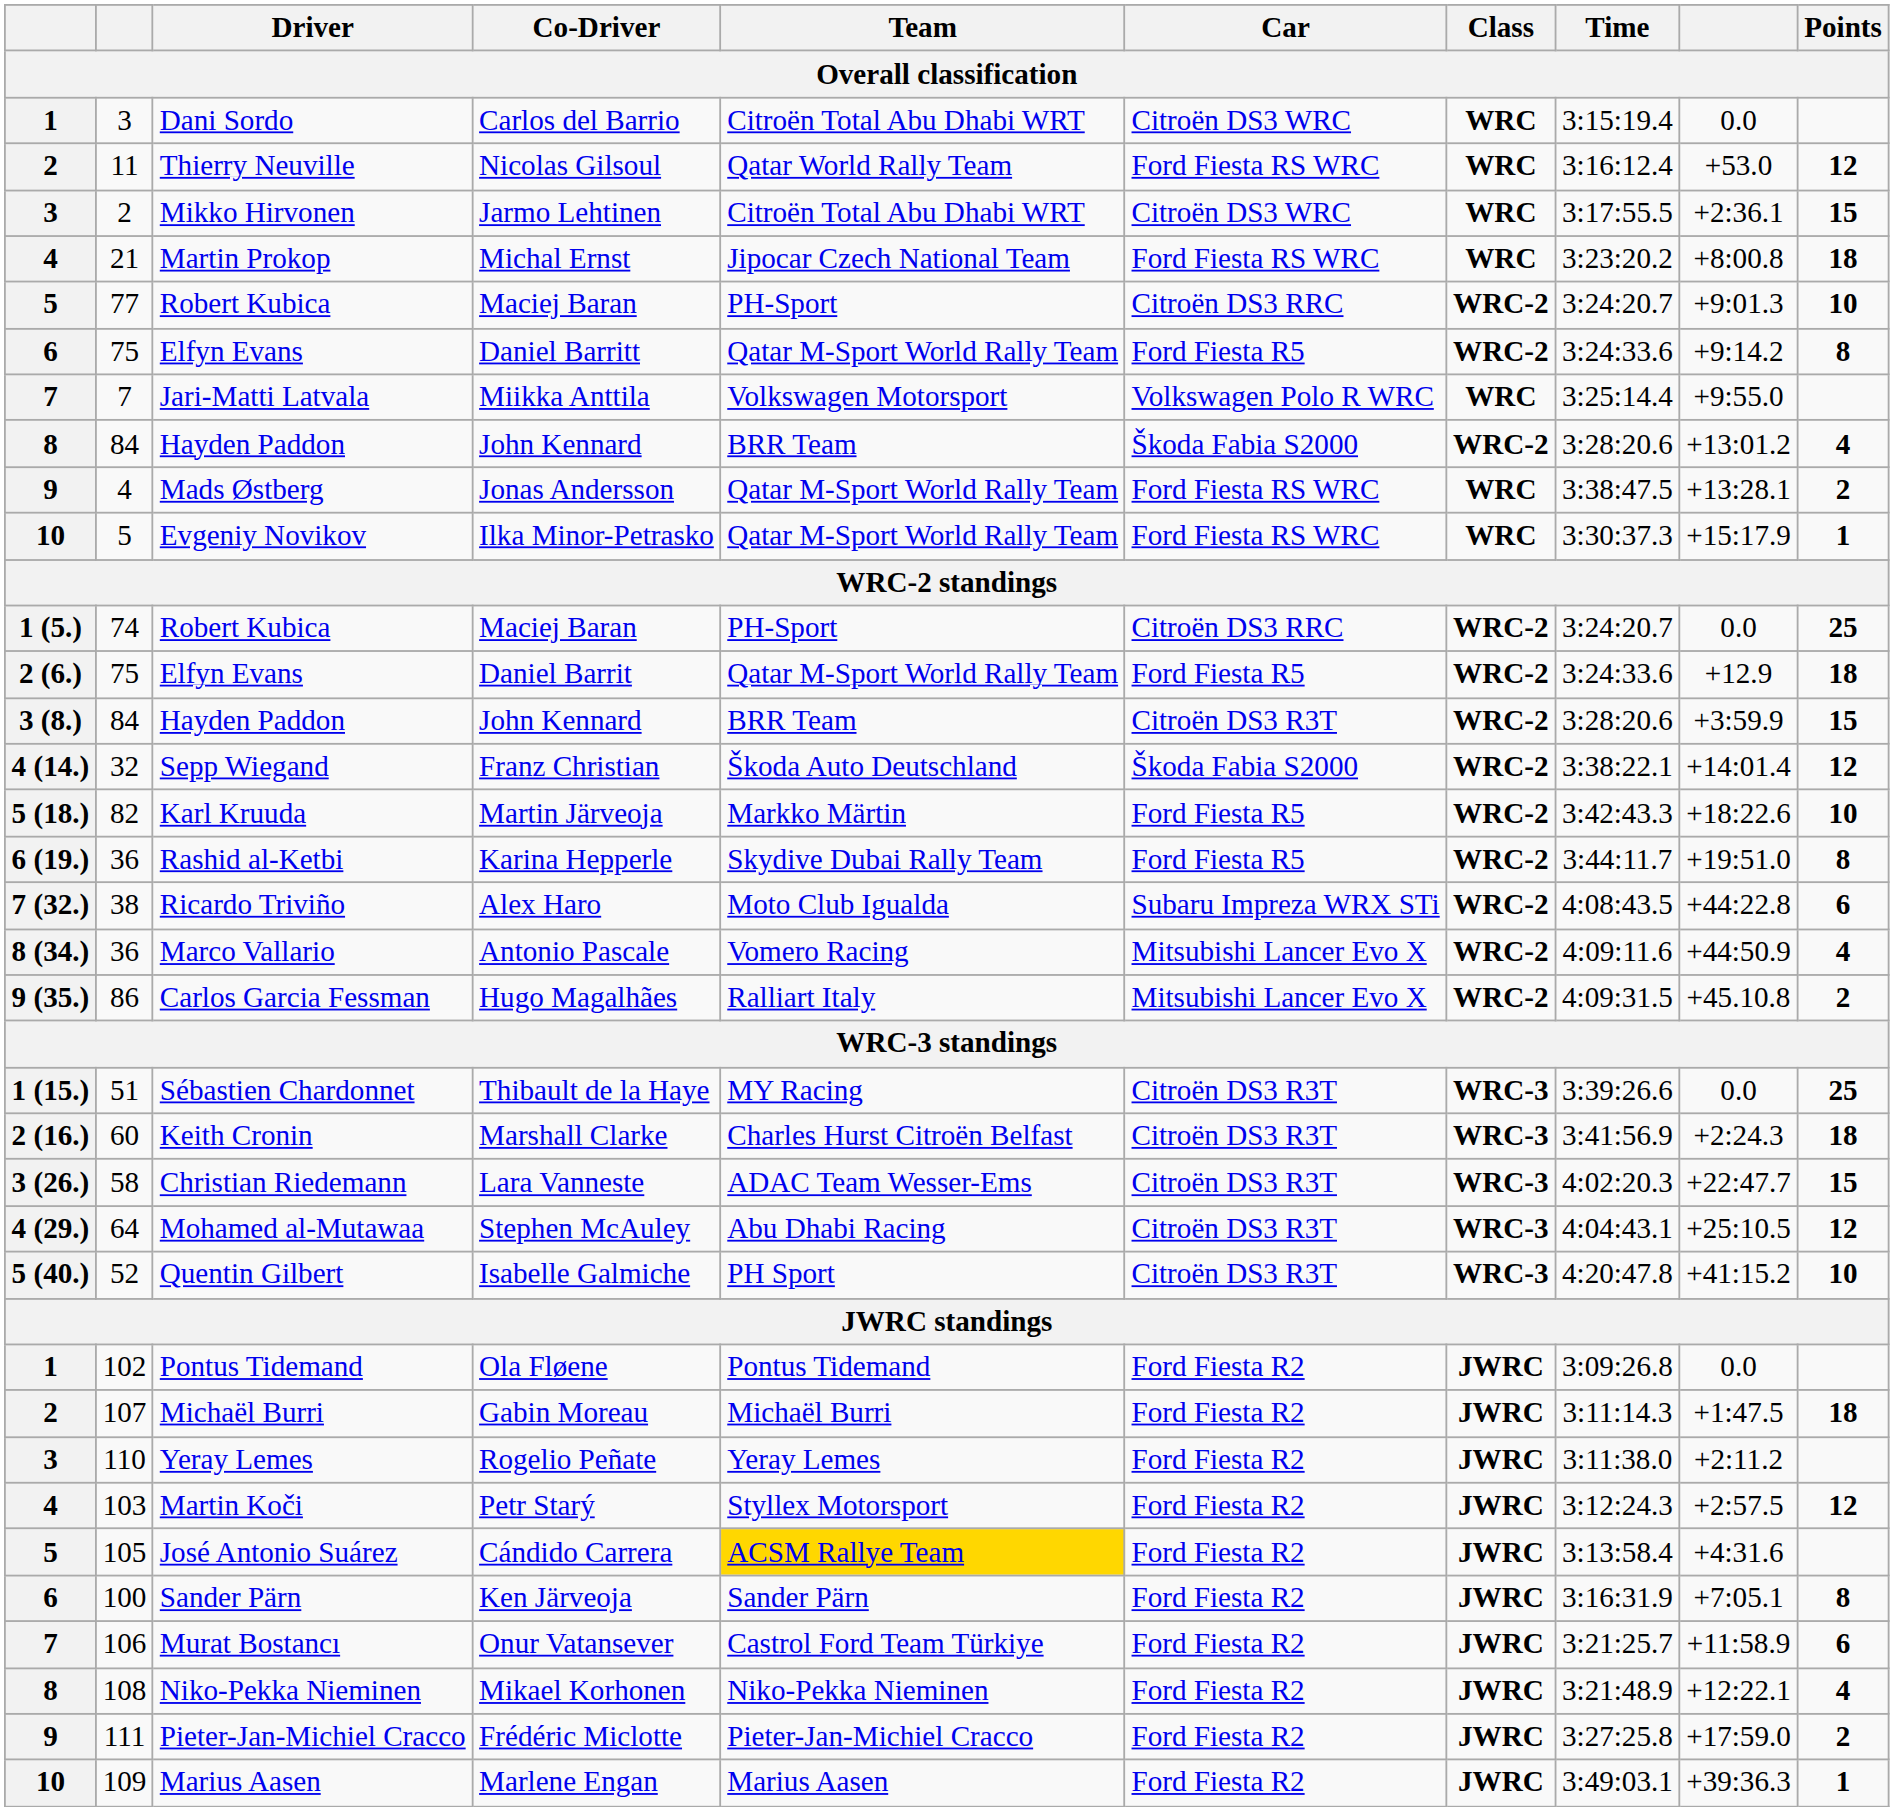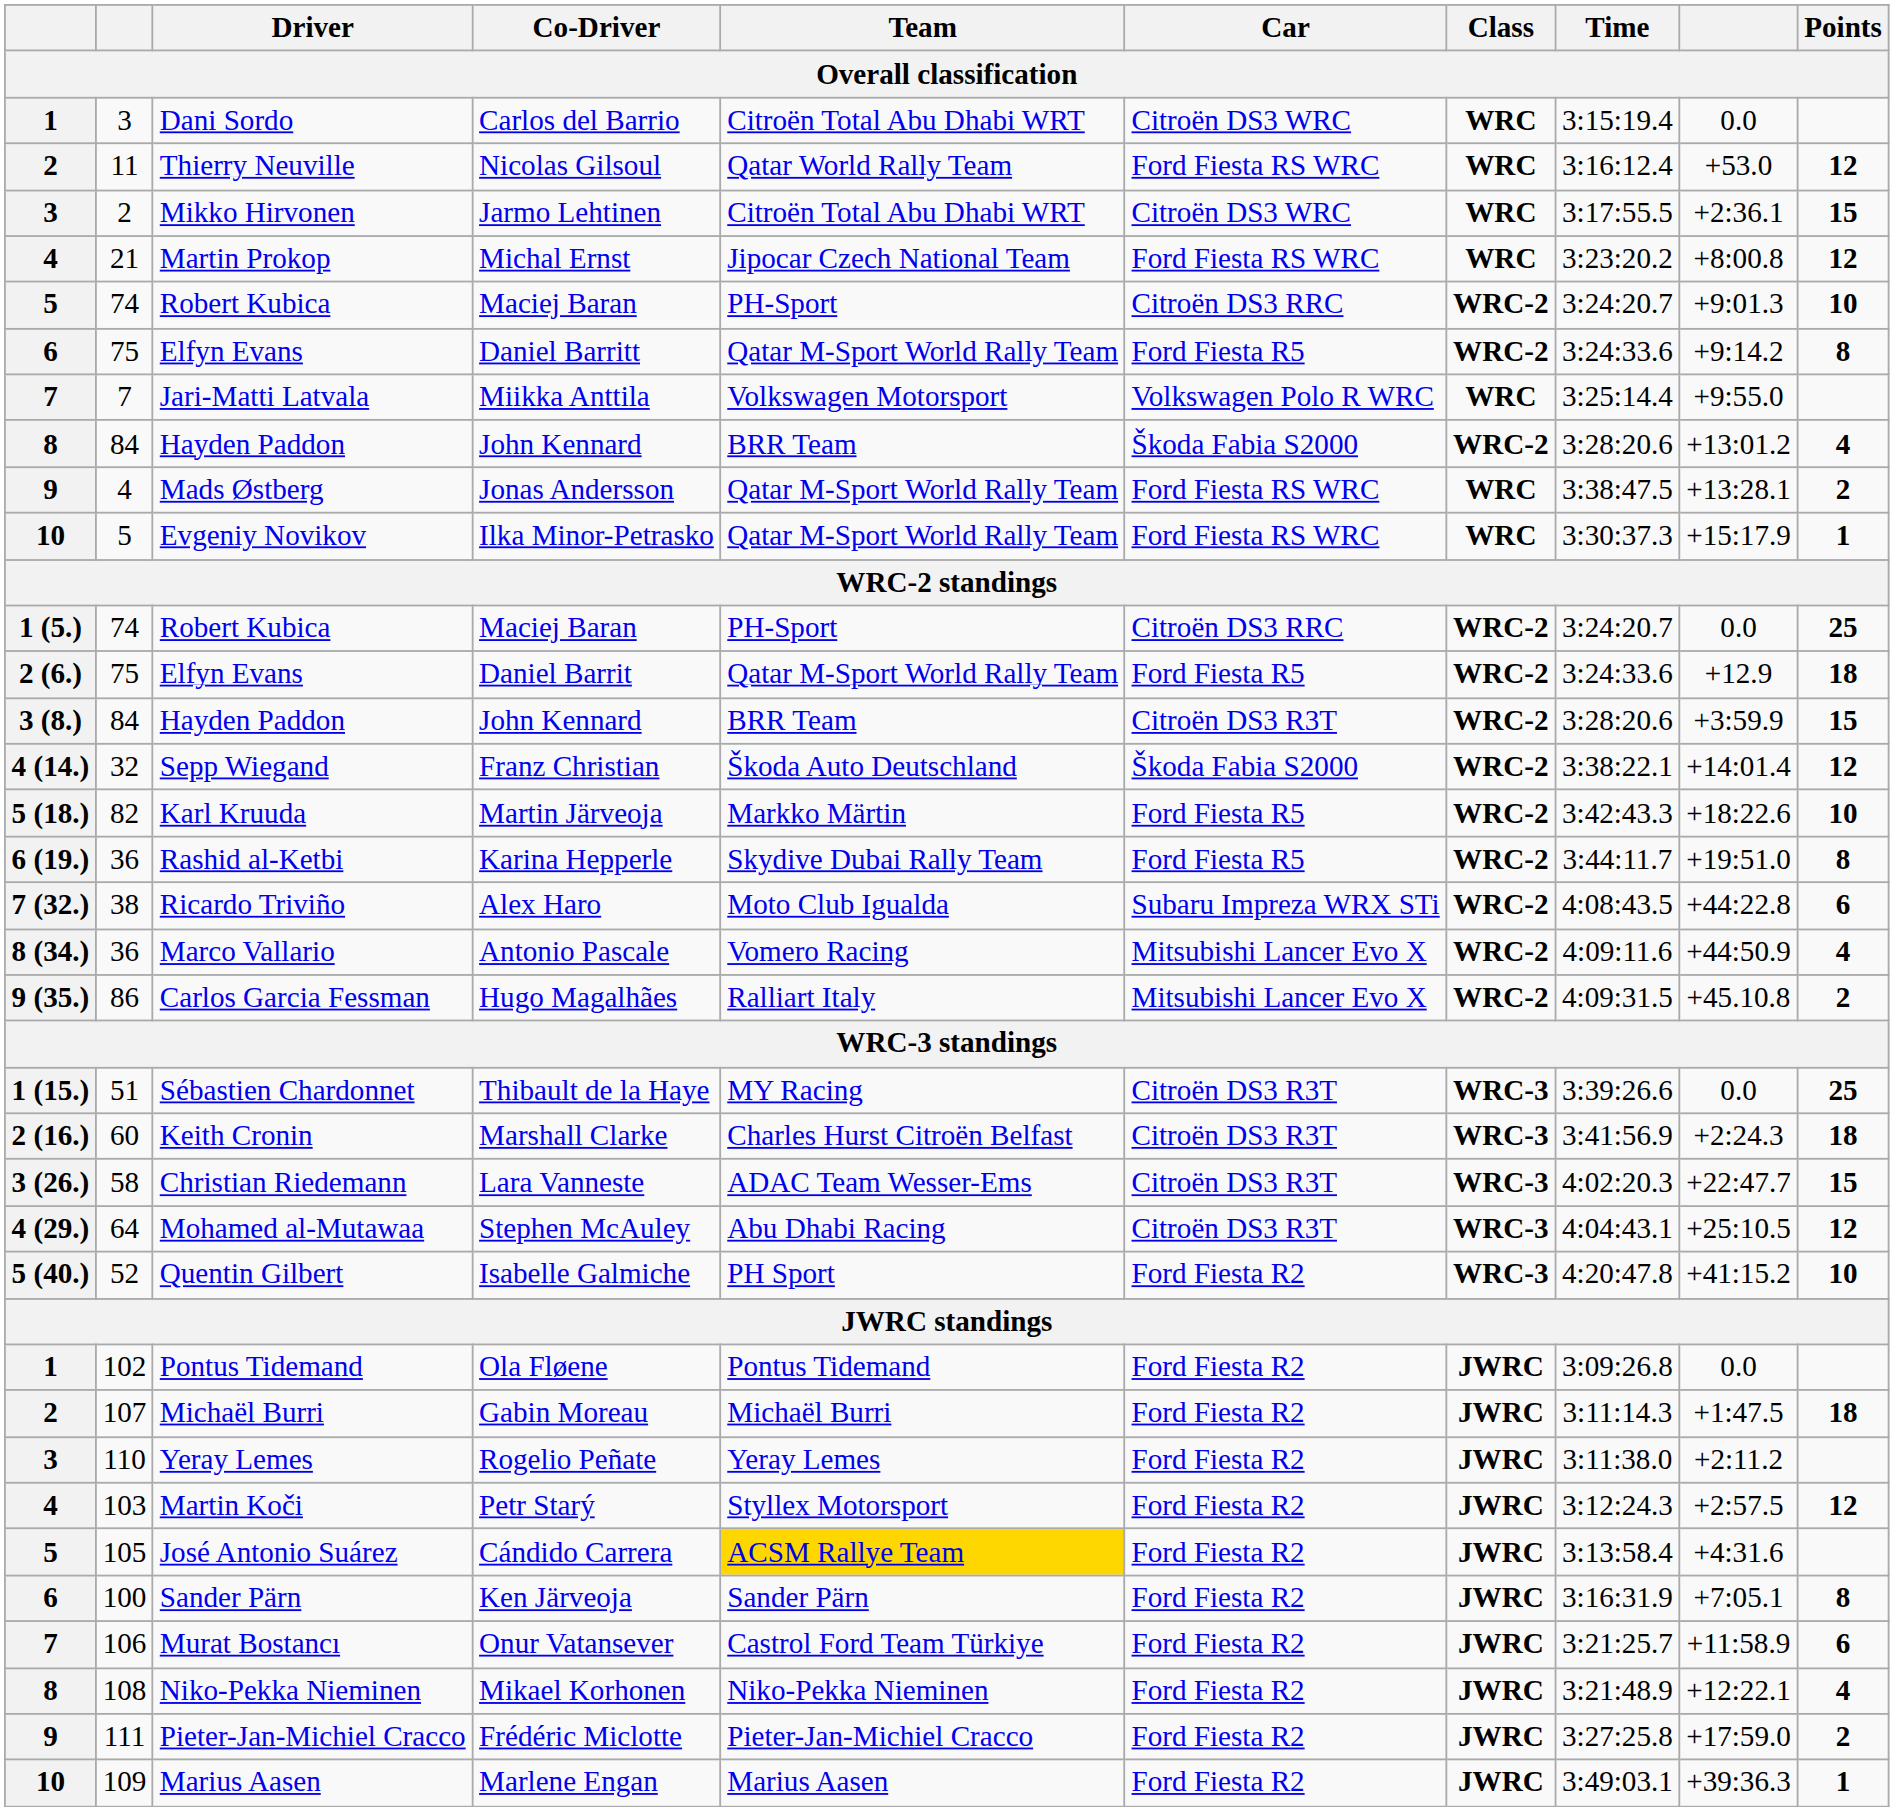(1843, 258) 18 -> (1843, 258) 12
(125, 304) 77 -> (125, 304) 74
(1234, 1274) Citroën DS3 R3T -> (1218, 1274) Ford Fiesta R2
